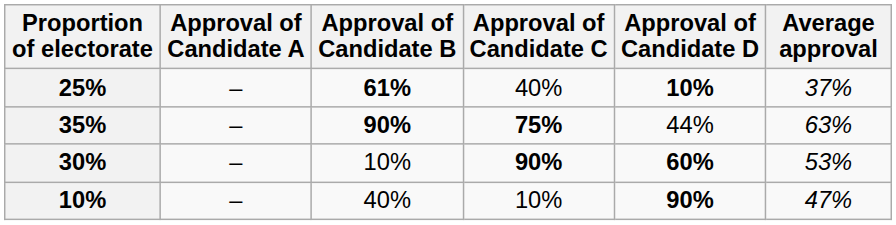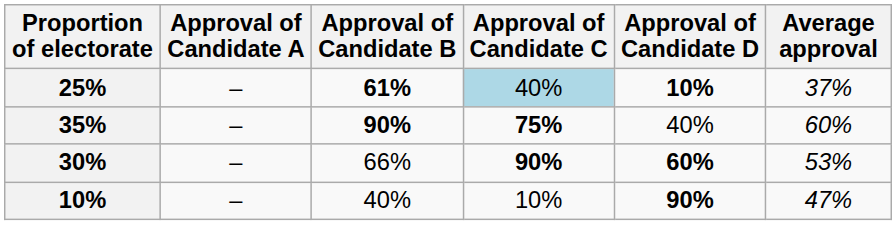(539, 87) no background -> (539, 87) lightblue background
(690, 125) 44% -> (690, 125) 40%
(828, 125) 63% -> (828, 125) 60%
(387, 162) 10% -> (387, 162) 66%
